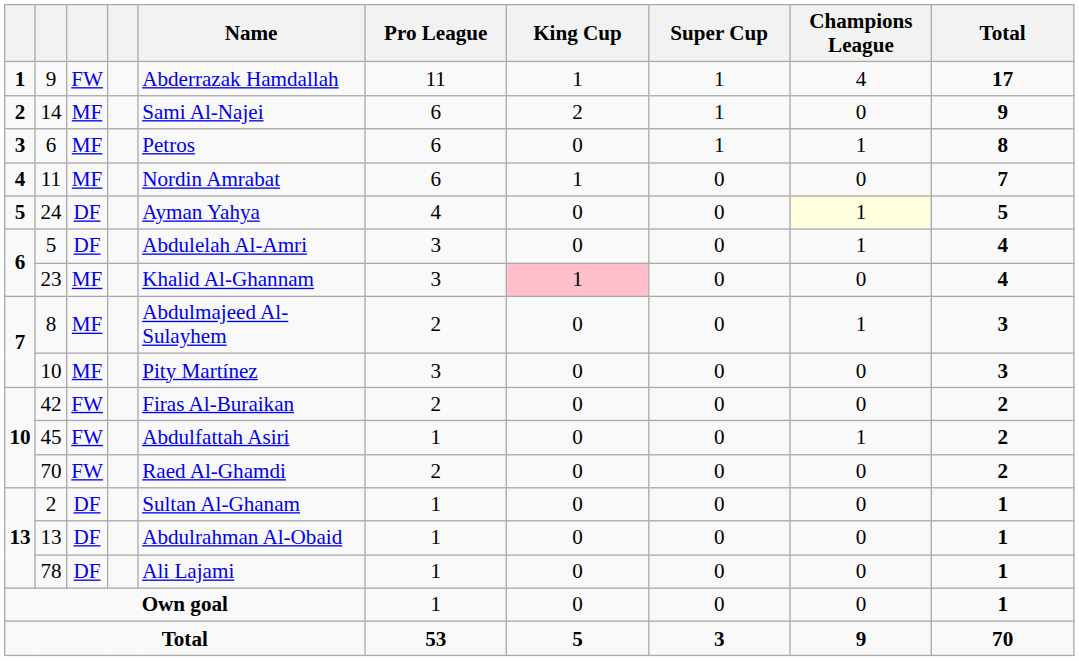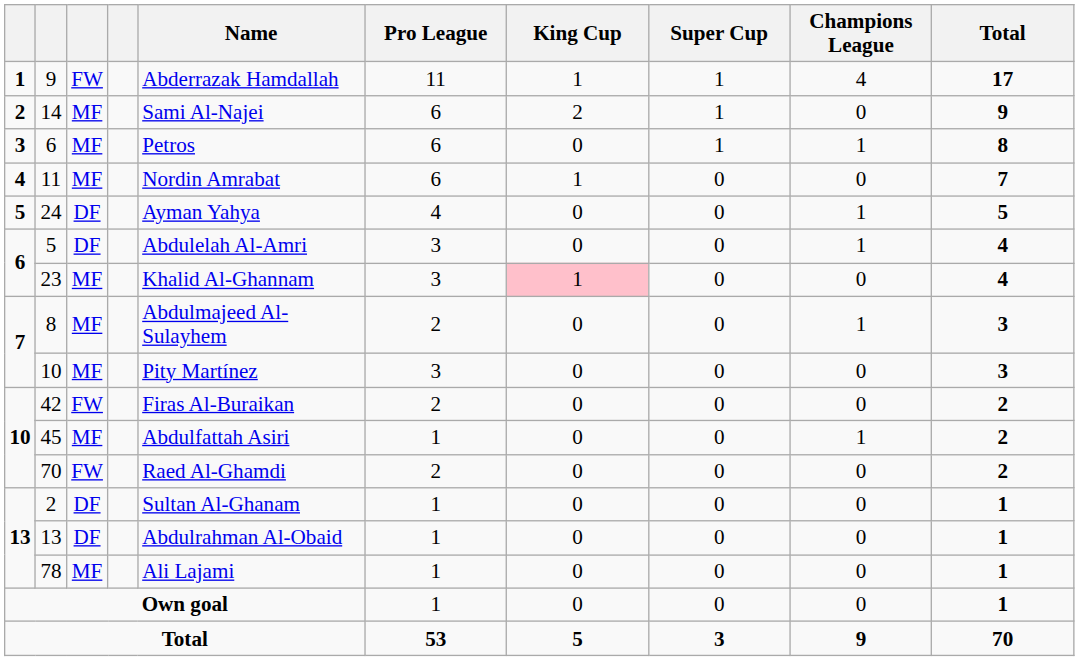(861, 212) lightyellow background -> (861, 212) no background
(87, 437) FW -> (87, 437) MF
(87, 571) DF -> (87, 571) MF
